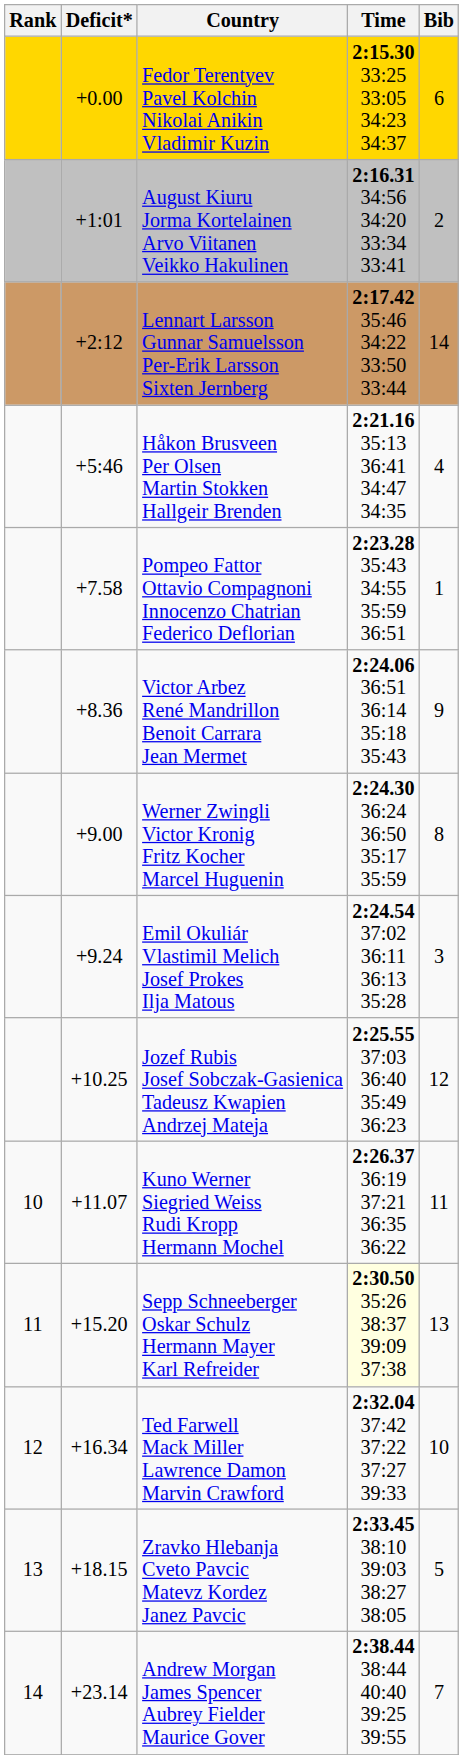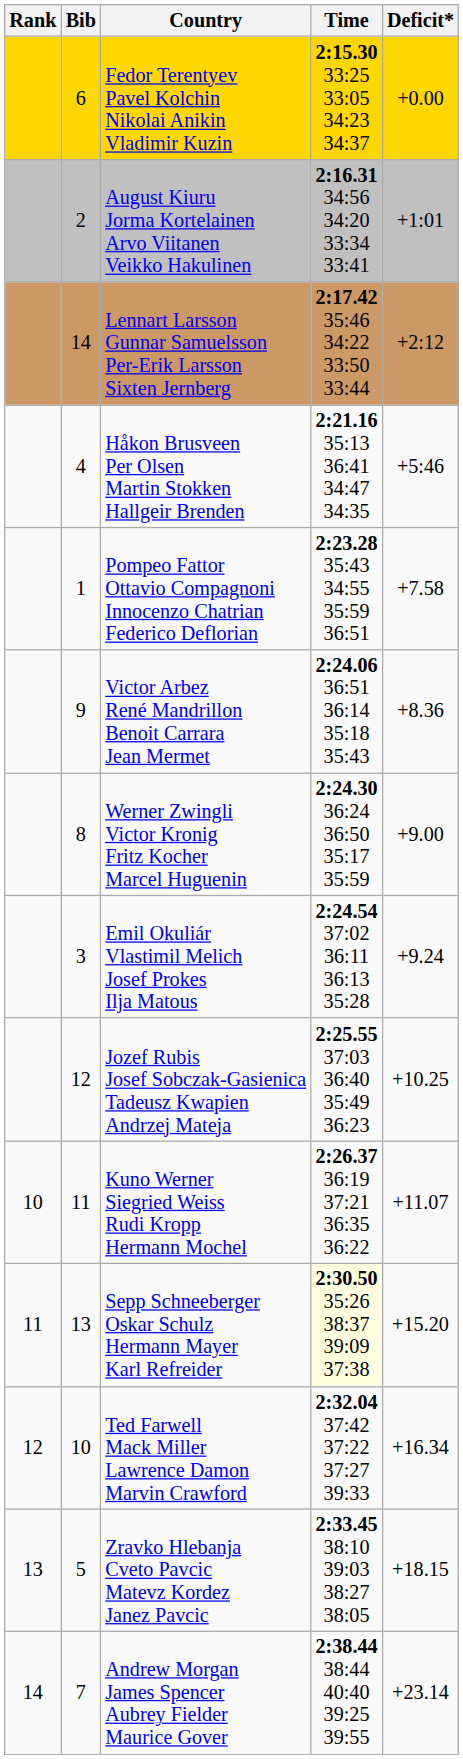columns swapped: (439, 20) <-> (99, 20)
